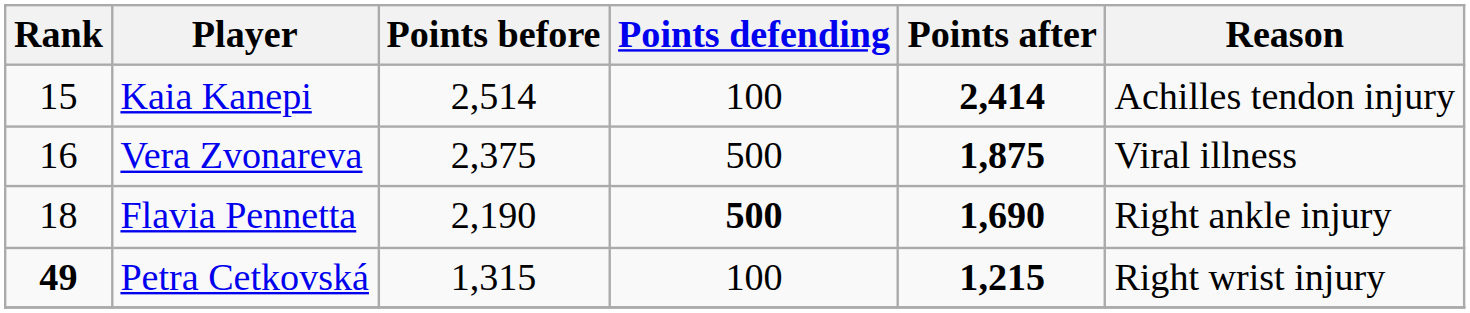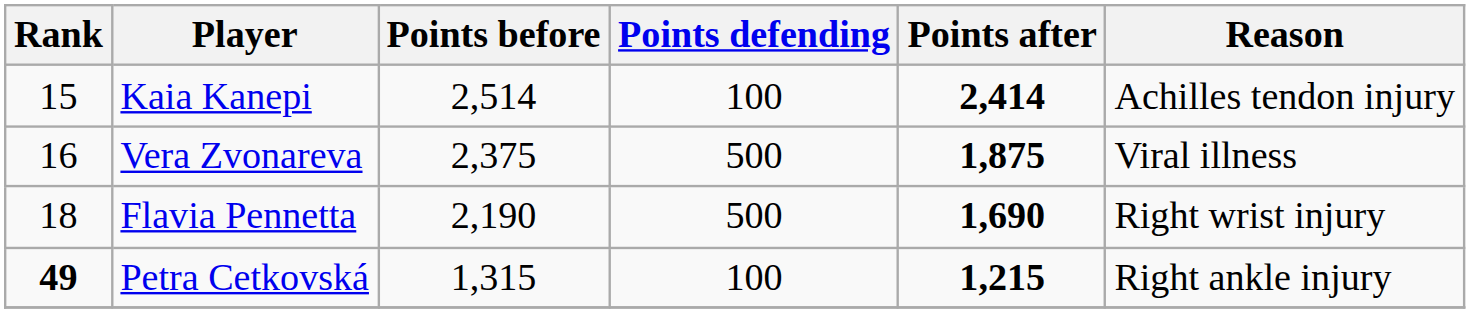(754, 215) bold -> (754, 215) normal
(1253, 215) Right ankle injury -> (1250, 215) Right wrist injury
(1250, 276) Right wrist injury -> (1253, 276) Right ankle injury
